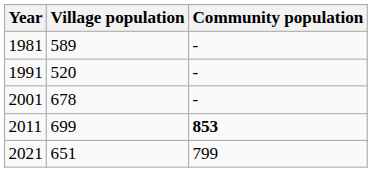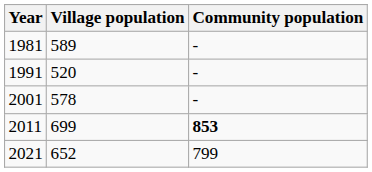(63, 99) 678 -> (63, 99) 578
(63, 153) 651 -> (63, 153) 652
